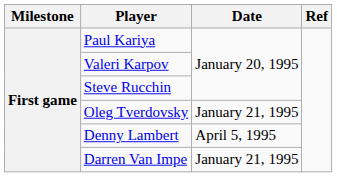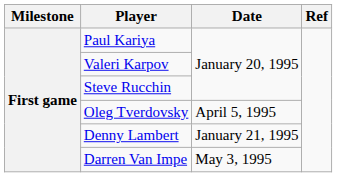(247, 111) January 21, 1995 -> (236, 111) April 5, 1995
(236, 135) April 5, 1995 -> (247, 135) January 21, 1995
(247, 159) January 21, 1995 -> (234, 159) May 3, 1995
